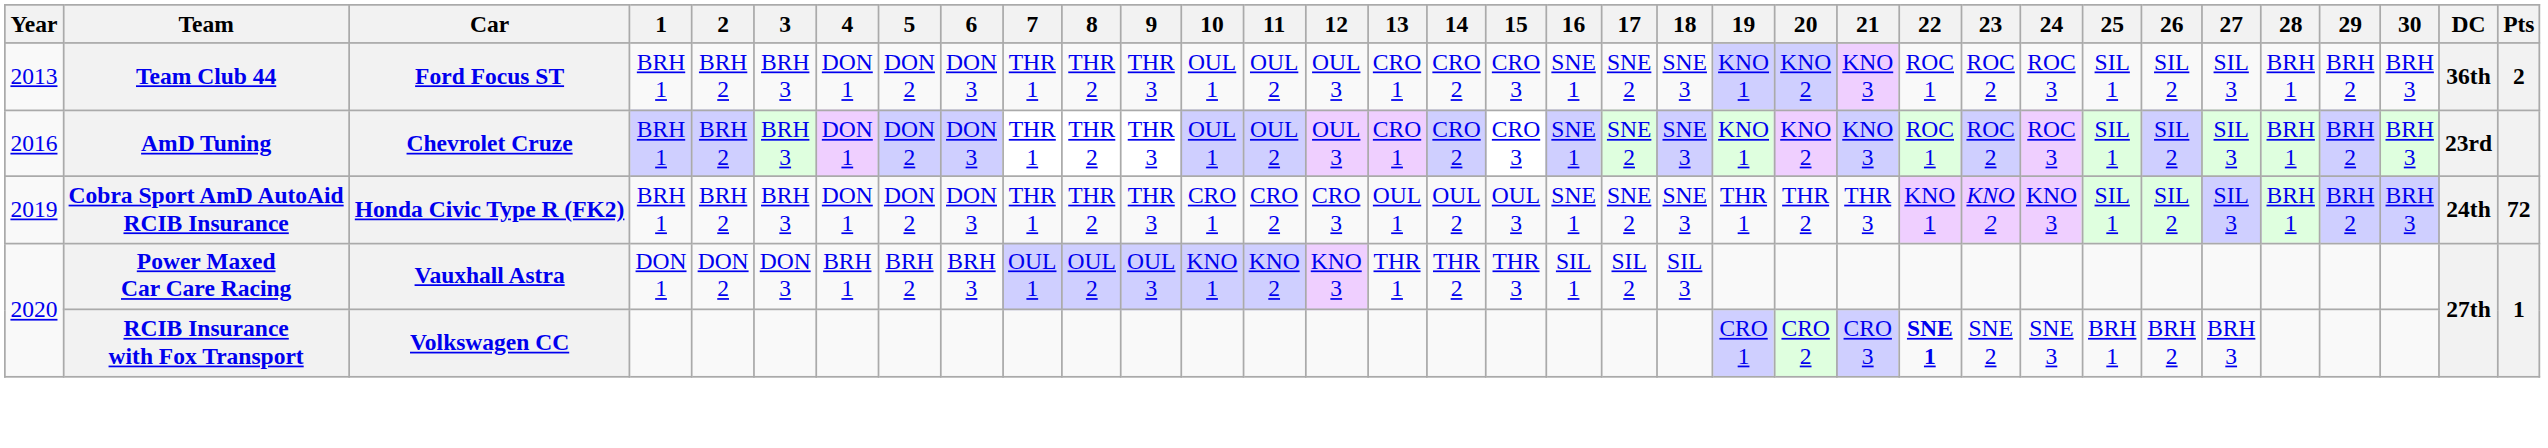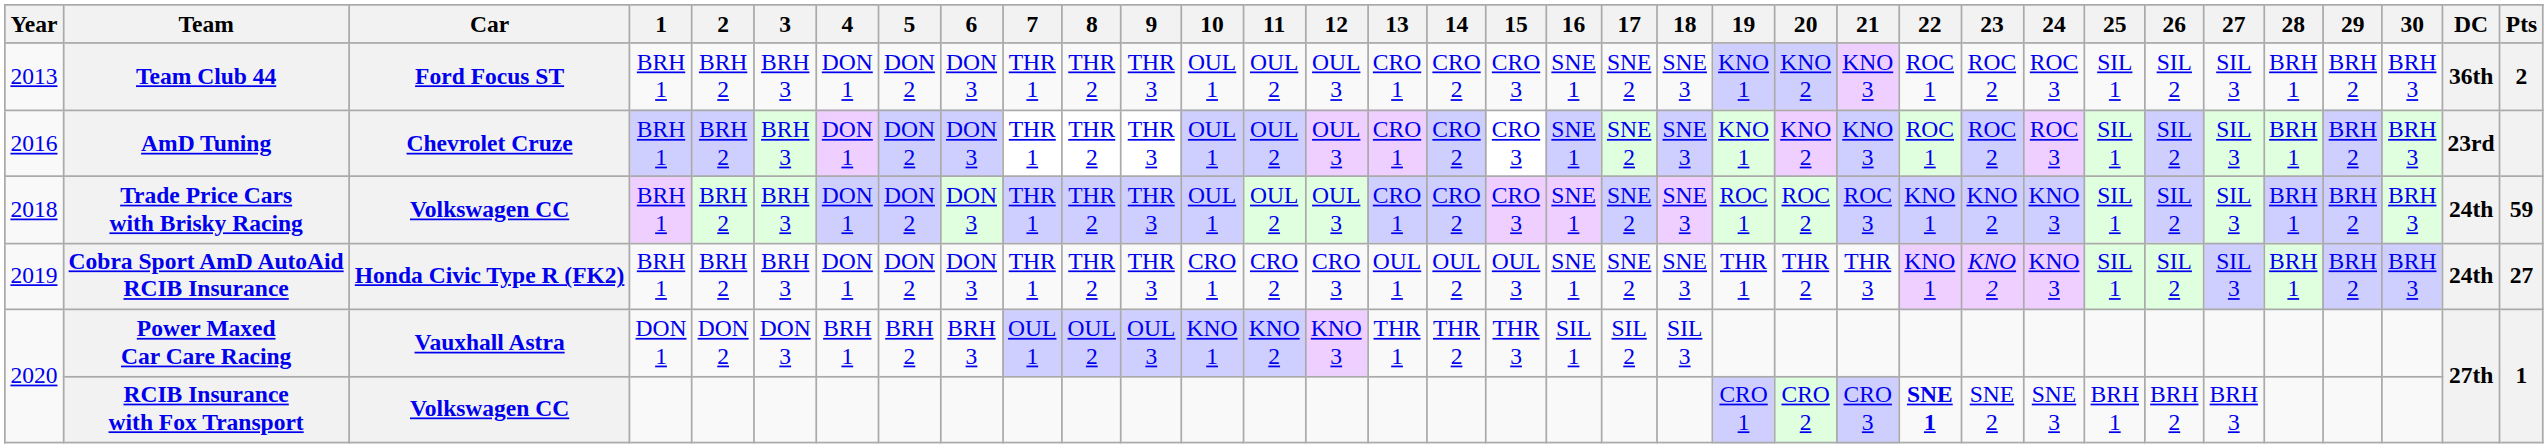+ row: (206, 209)
(2519, 209) 72 -> (2521, 275) 27
